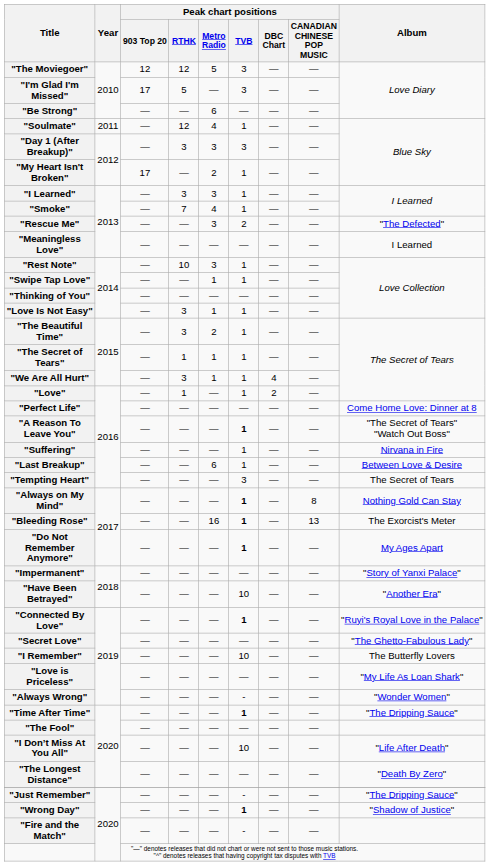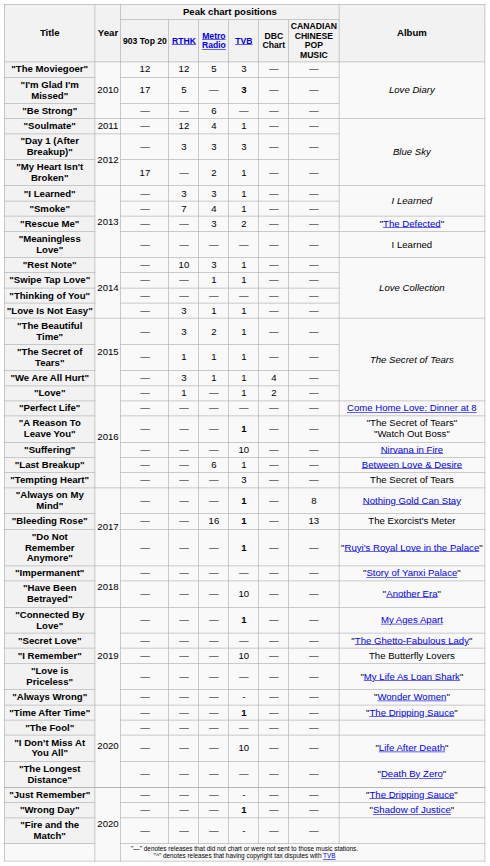(244, 90) normal -> (244, 90) bold
(244, 449) 1 -> (244, 449) 10
(412, 547) My Ages Apart -> (412, 547) "Ruyi's Royal Love in the Palace"
(412, 620) "Ruyi's Royal Love in the Palace" -> (412, 620) My Ages Apart
